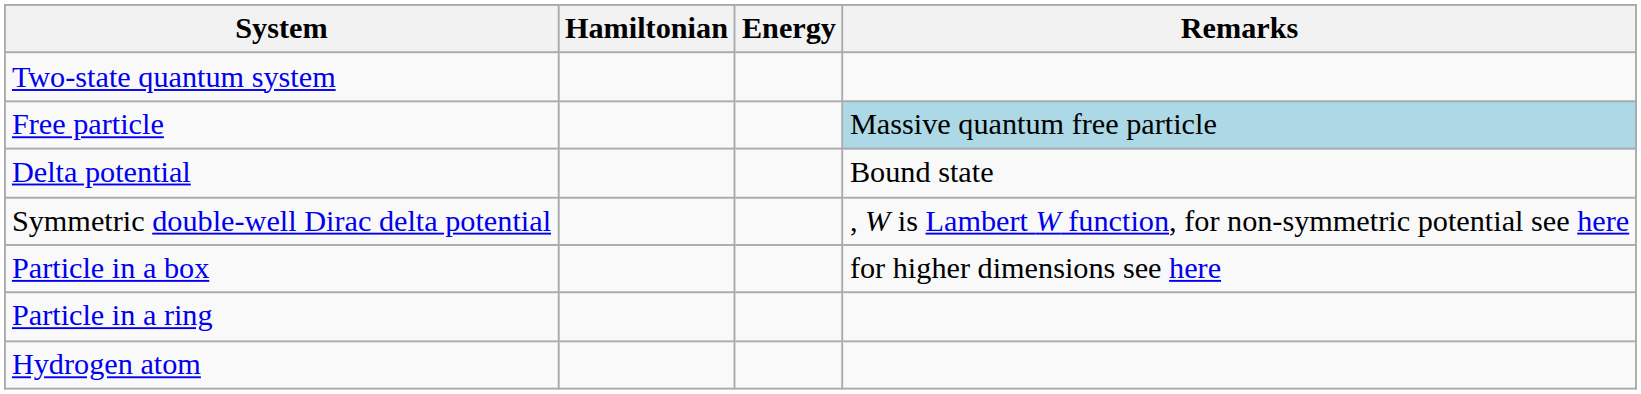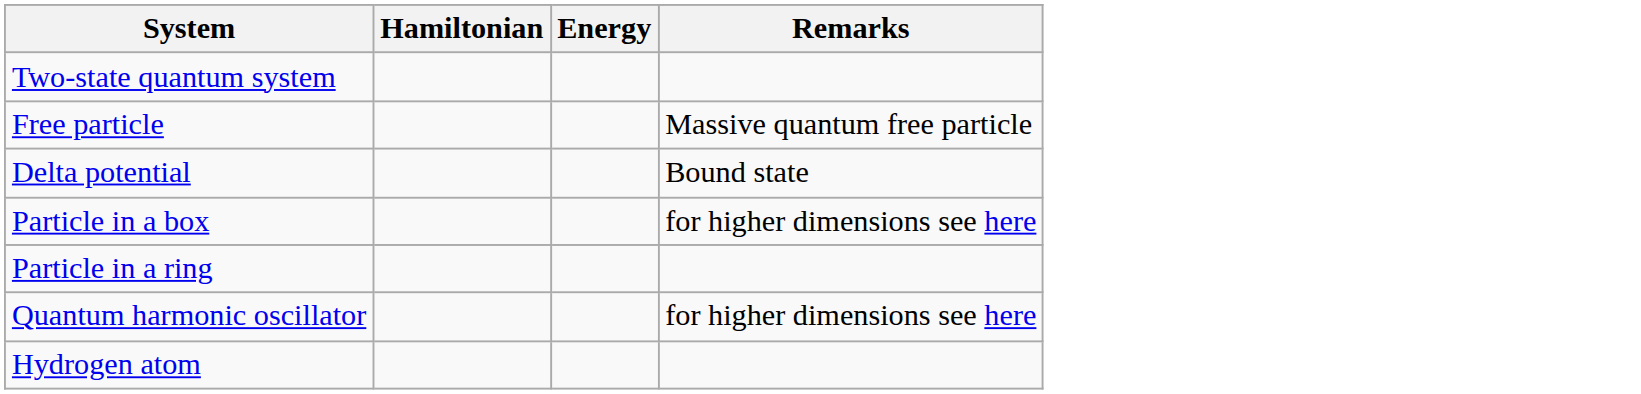(1033, 124) lightblue background -> (849, 124) no background
- row: (281, 220)
+ row: (189, 316)
